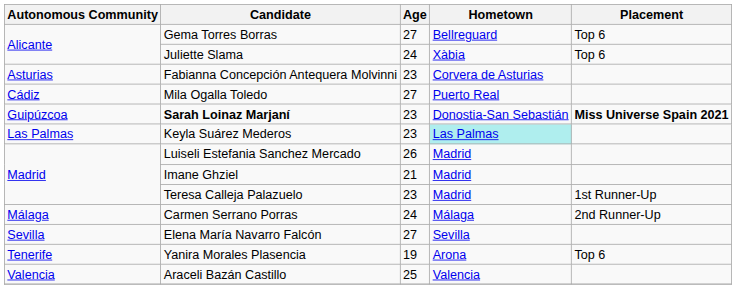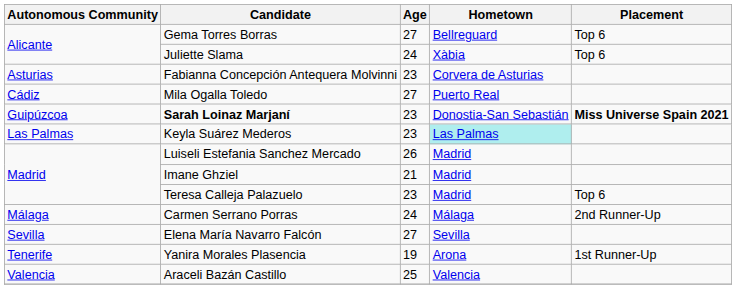(615, 194) 1st Runner-Up -> (590, 194) Top 6
(590, 254) Top 6 -> (615, 254) 1st Runner-Up
